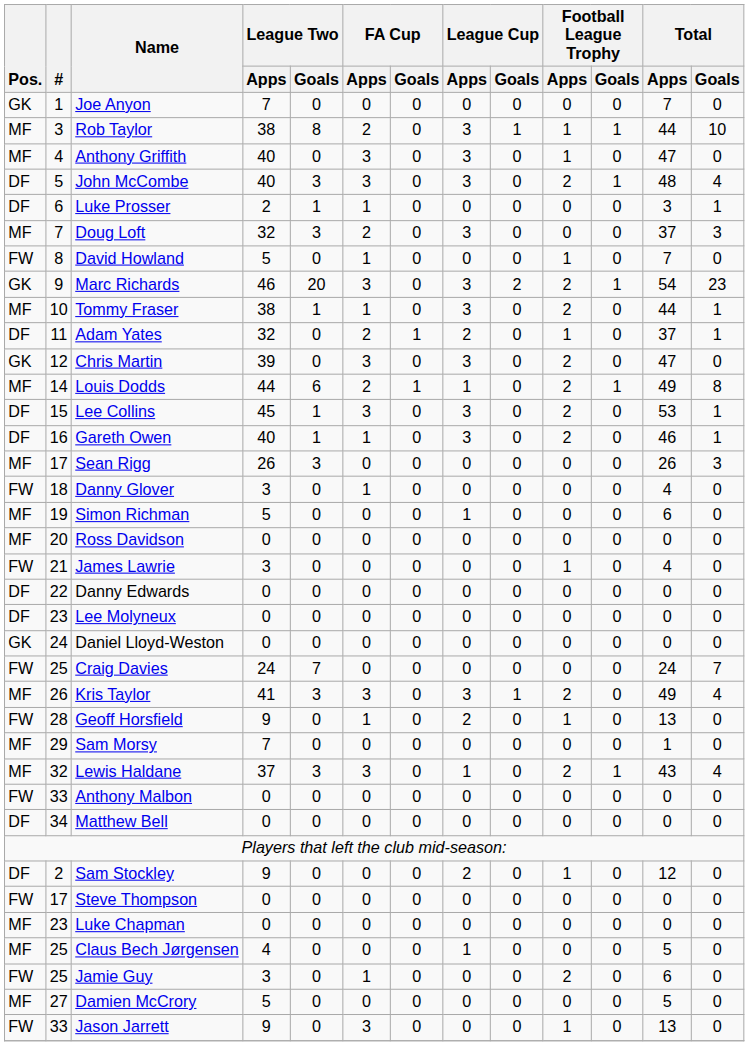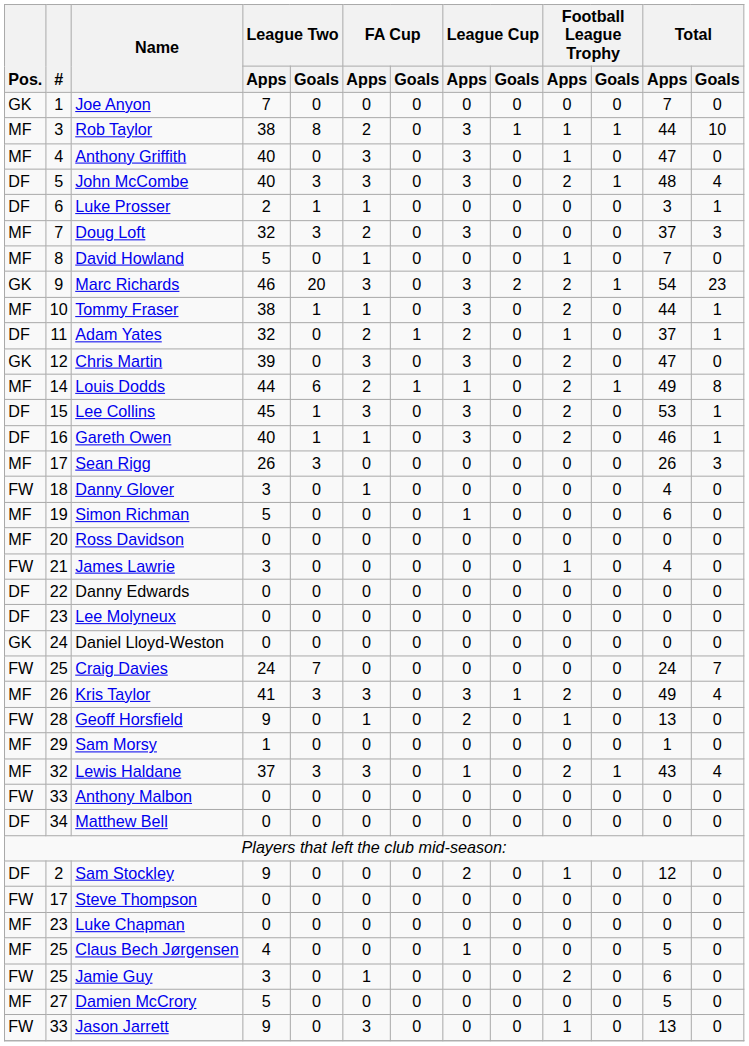(21, 258) FW -> (20, 258) MF
(266, 745) 7 -> (266, 745) 1
